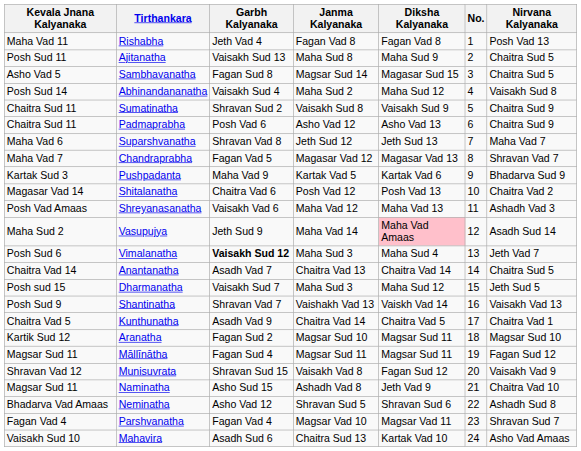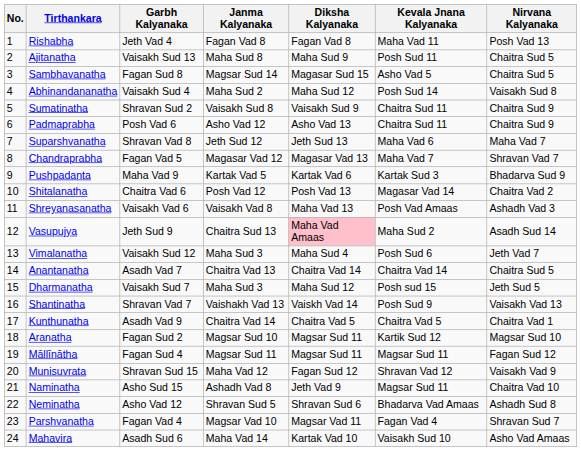columns swapped: (476, 18) <-> (60, 18)
(327, 208) Maha Vad 12 -> (239, 208) Vaisakh Vad 8
(327, 231) Maha Vad 14 -> (241, 231) Chaitra Sud 13
(251, 254) bold -> (159, 254) normal
(329, 371) Vaisakh Vad 8 -> (237, 371) Maha Vad 12
(331, 438) Chaitra Sud 13 -> (237, 438) Maha Vad 14
